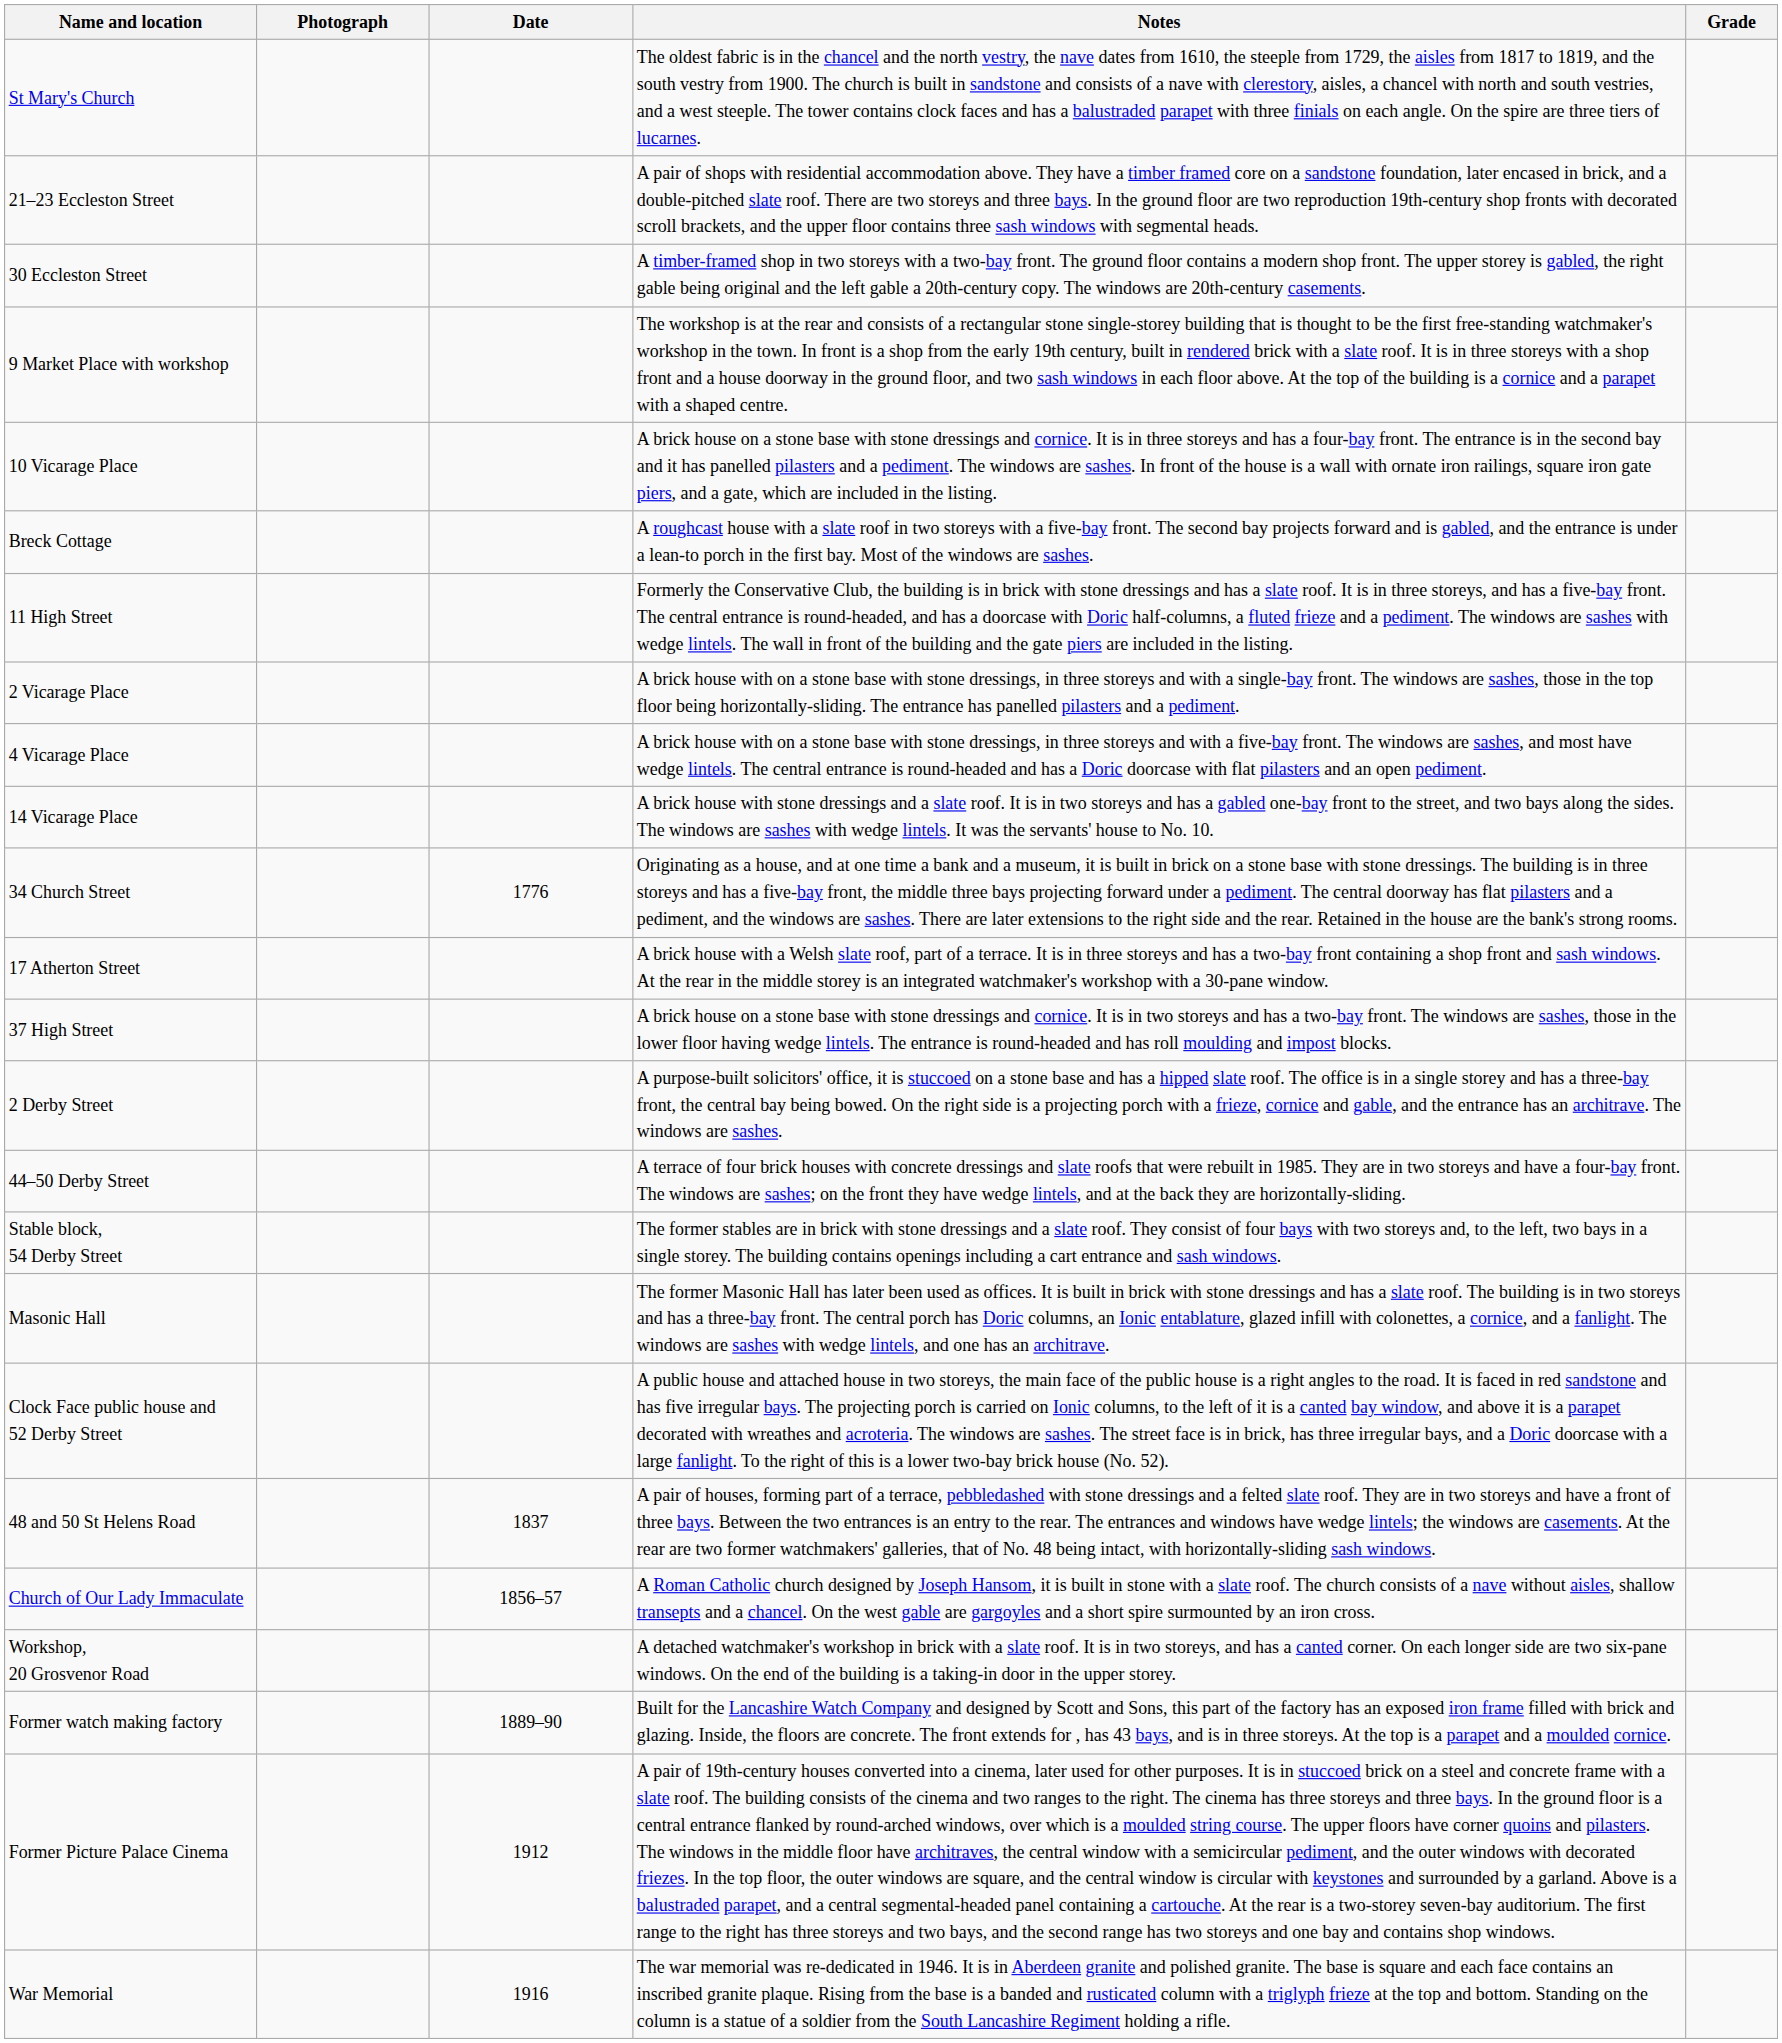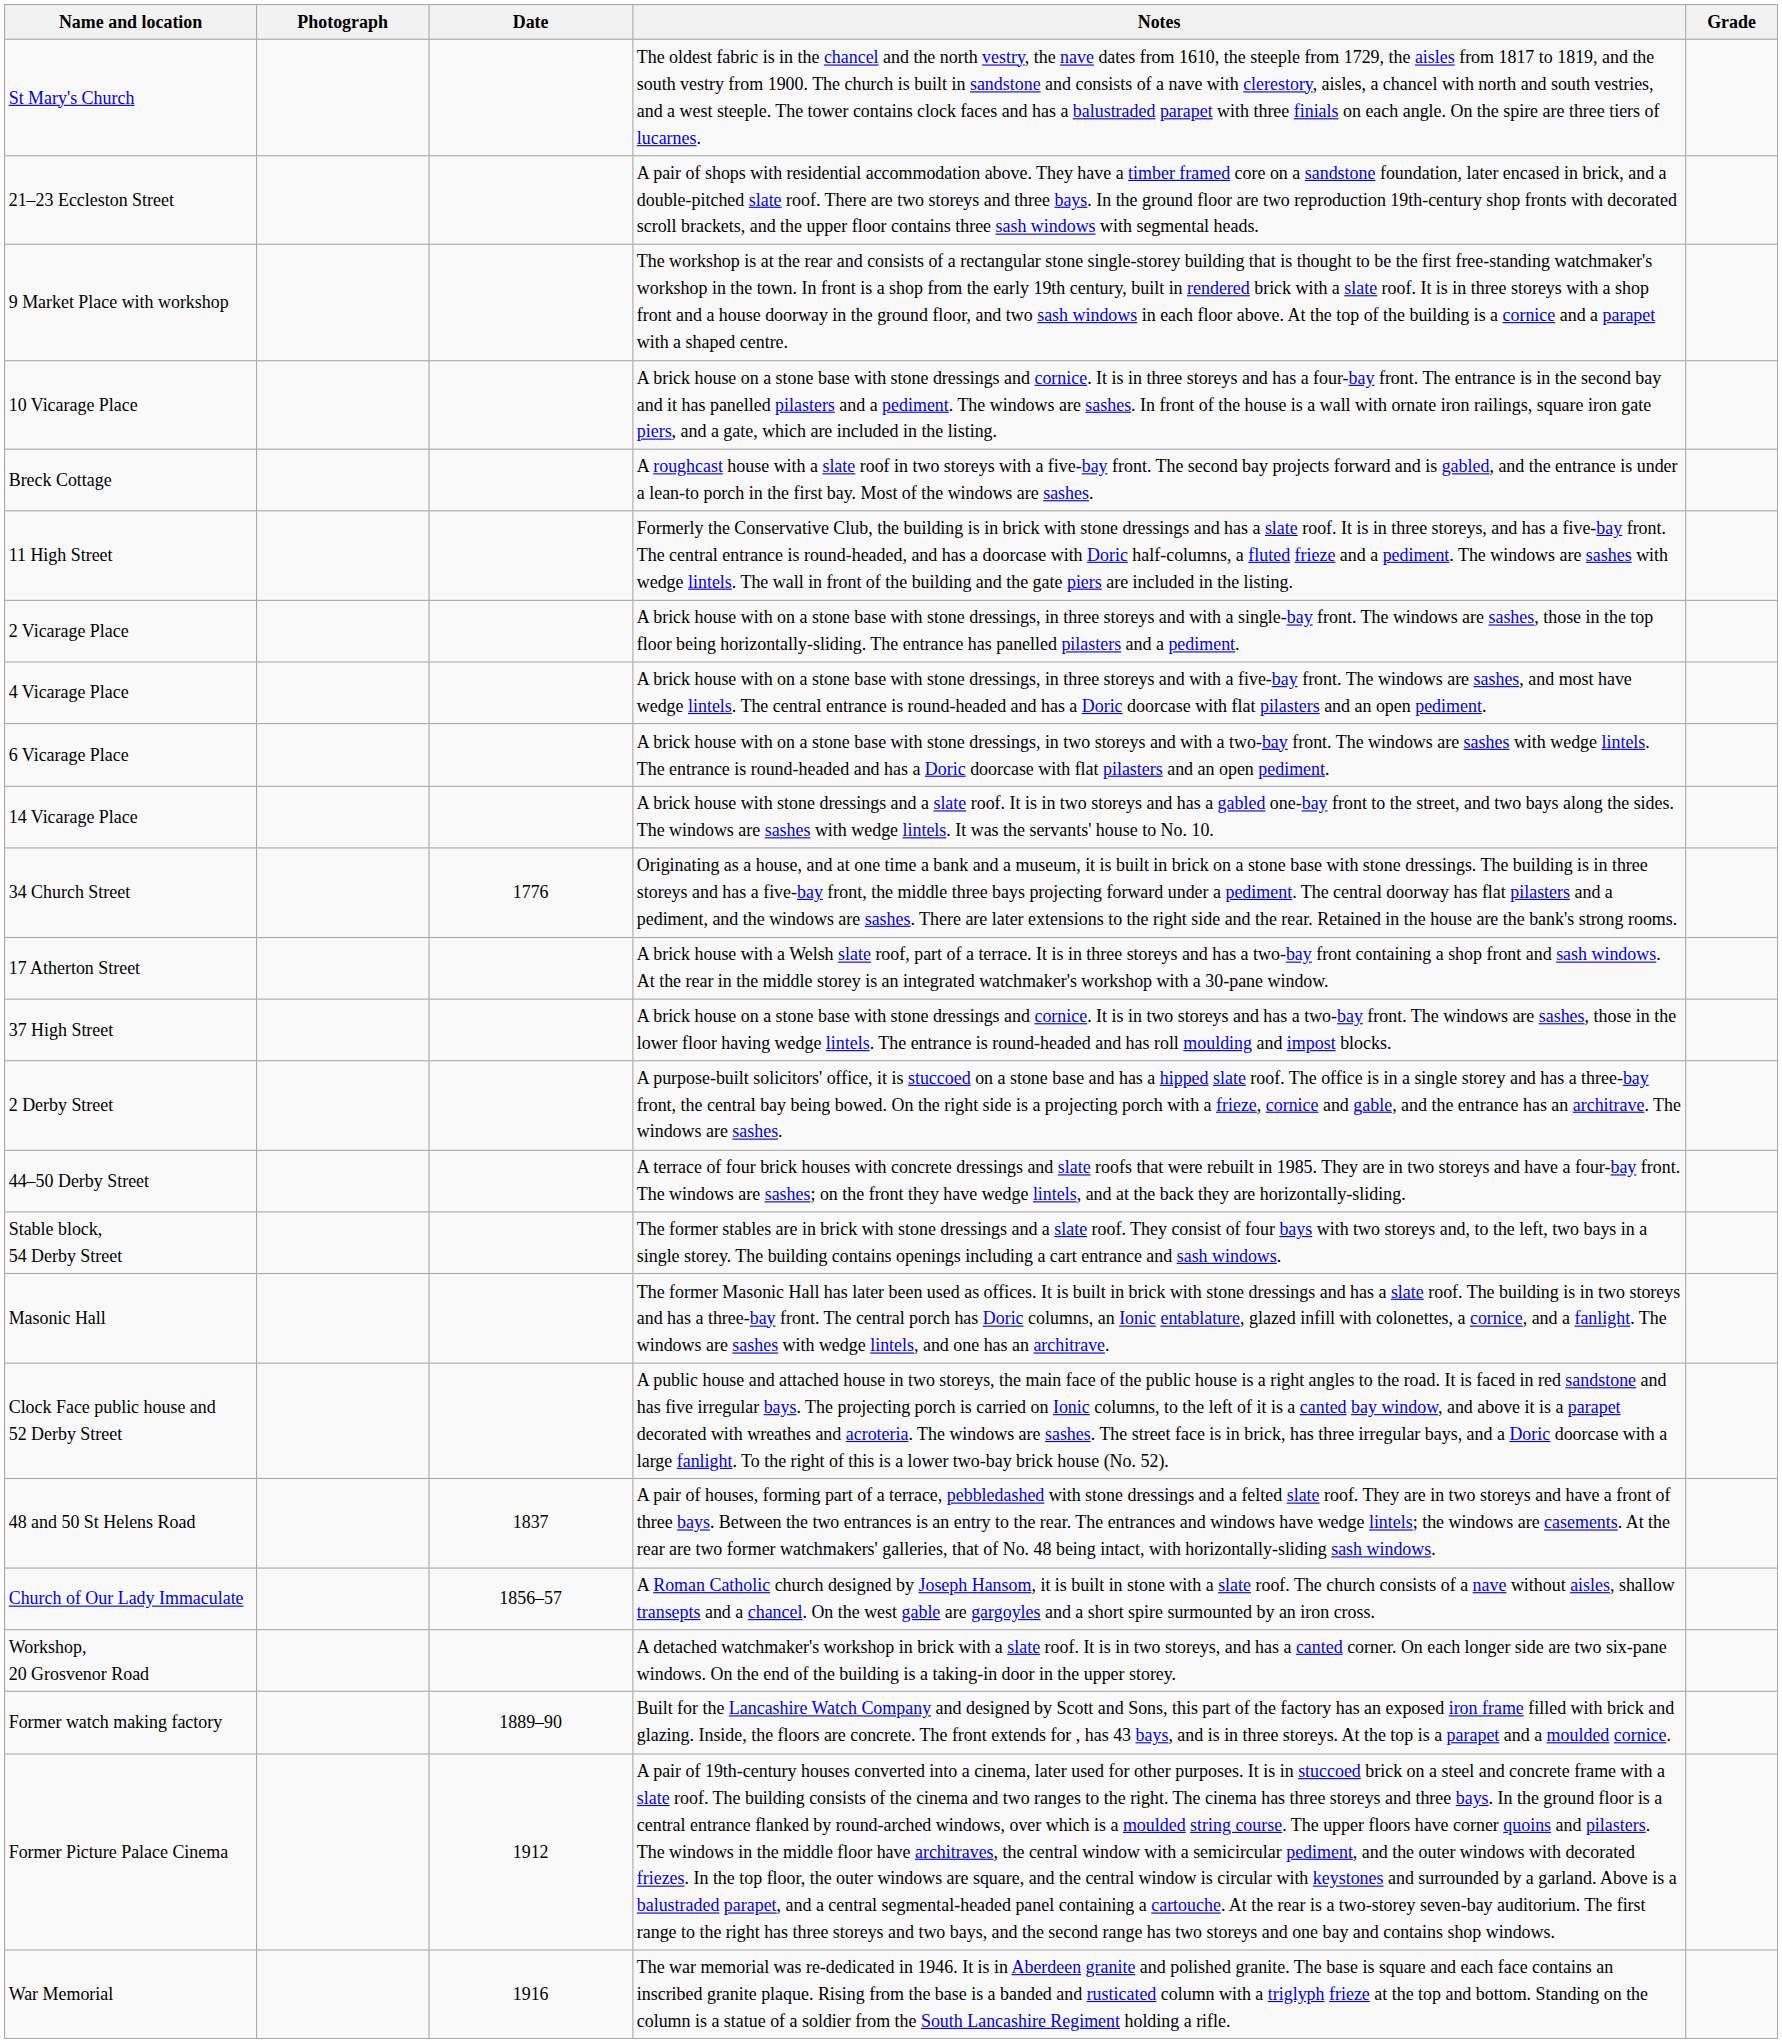- row: (78, 275)
+ row: (69, 754)
